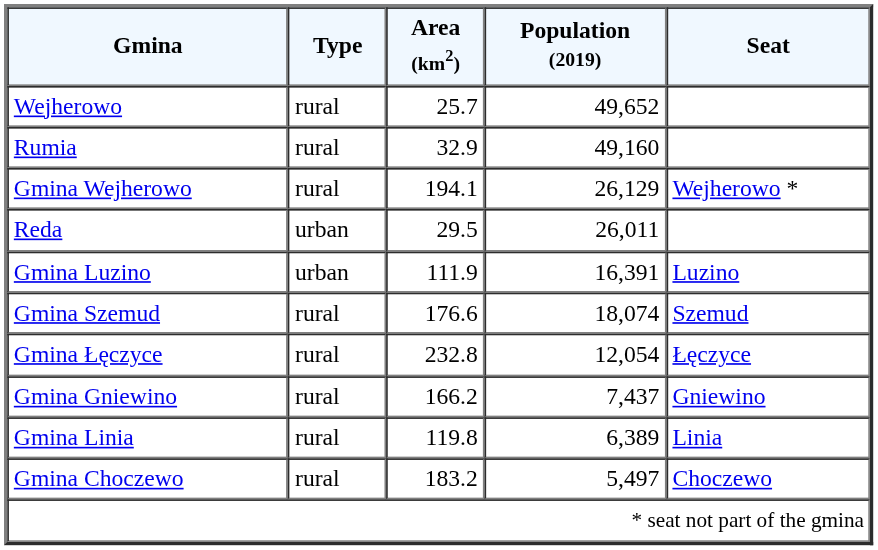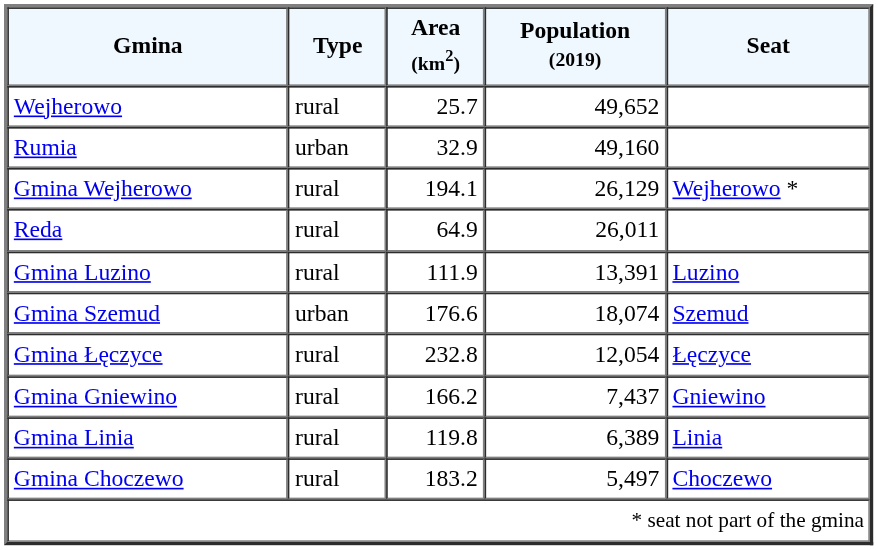(317, 146) rural -> (322, 146) urban
(322, 229) urban -> (317, 229) rural
(457, 229) 29.5 -> (457, 229) 64.9
(322, 271) urban -> (317, 271) rural
(627, 271) 16,391 -> (627, 271) 13,391
(317, 312) rural -> (322, 312) urban
